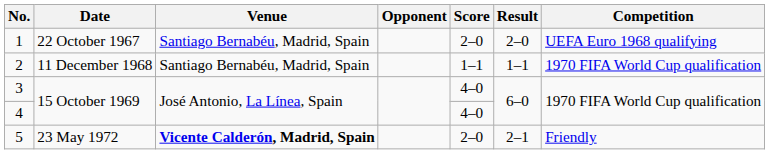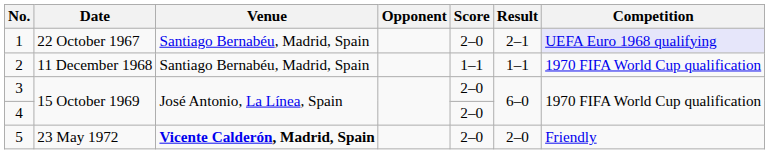(517, 40) 2–0 -> (517, 40) 2–1
(631, 40) no background -> (631, 40) lavender background
(472, 88) 4–0 -> (472, 88) 2–0
(472, 112) 4–0 -> (472, 112) 2–0
(517, 137) 2–1 -> (517, 137) 2–0
